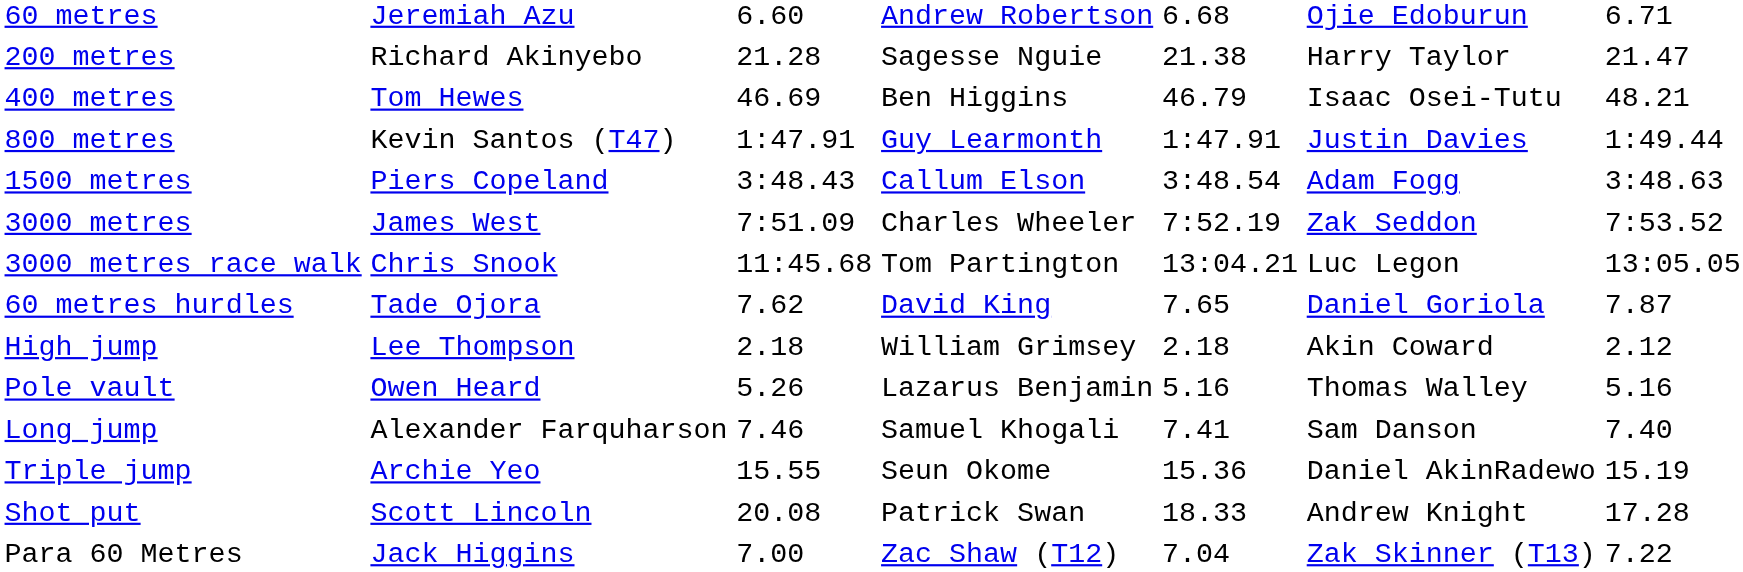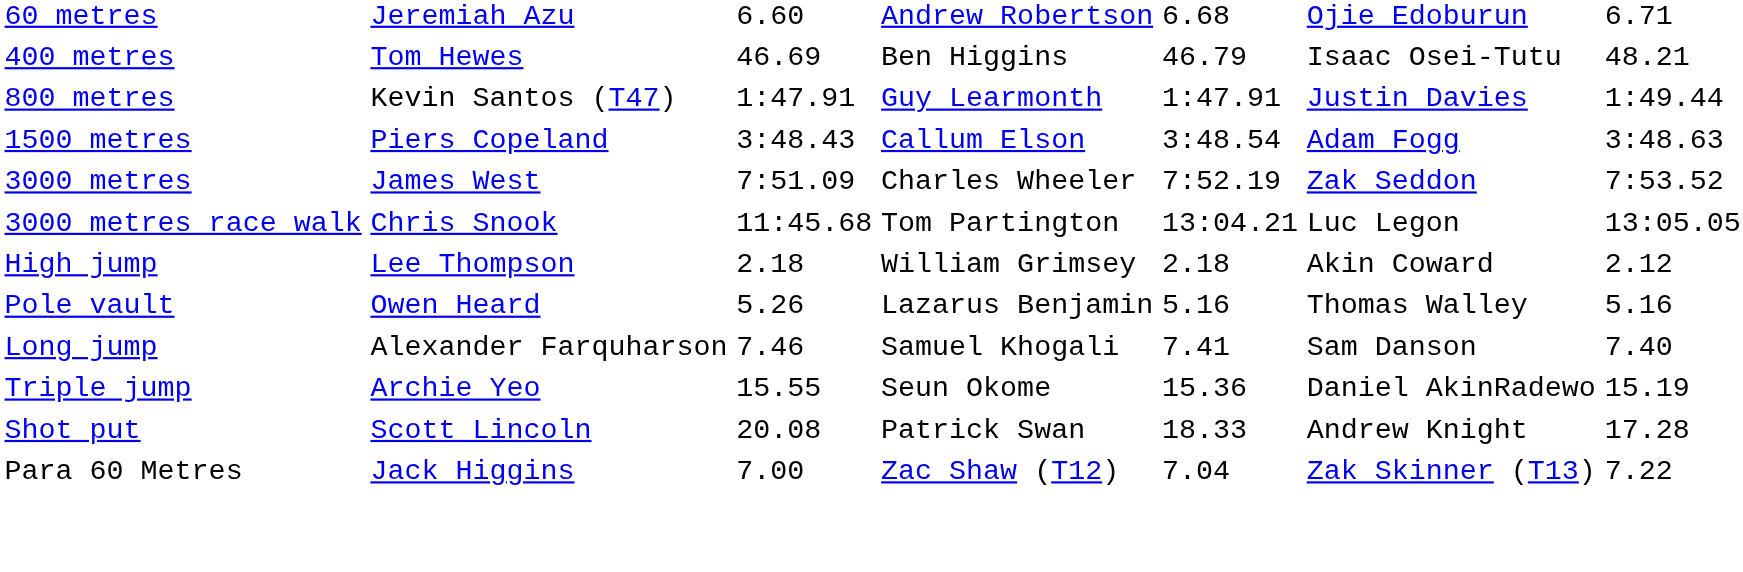- row: (90, 57)
- row: (149, 306)
